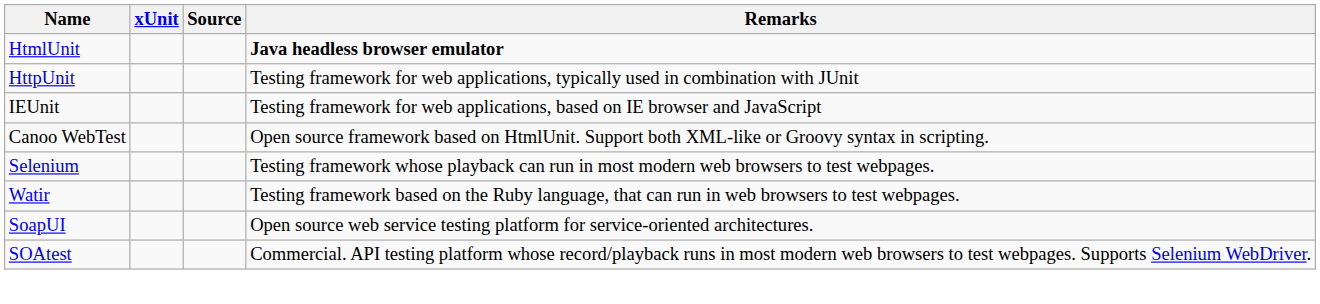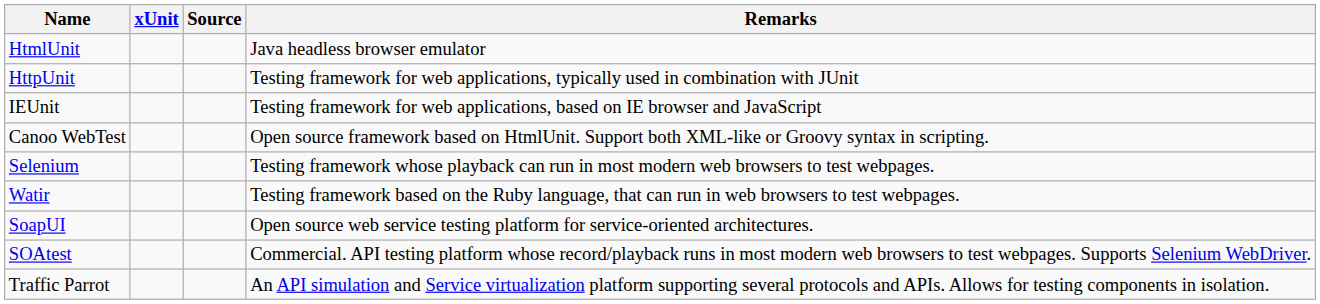(377, 48) bold -> (368, 48) normal
+ row: (59, 284)
